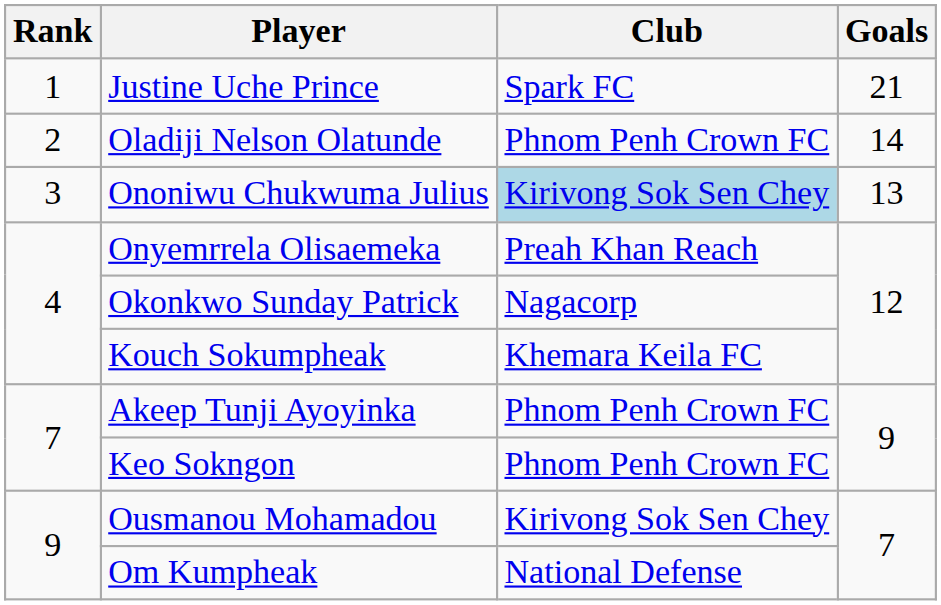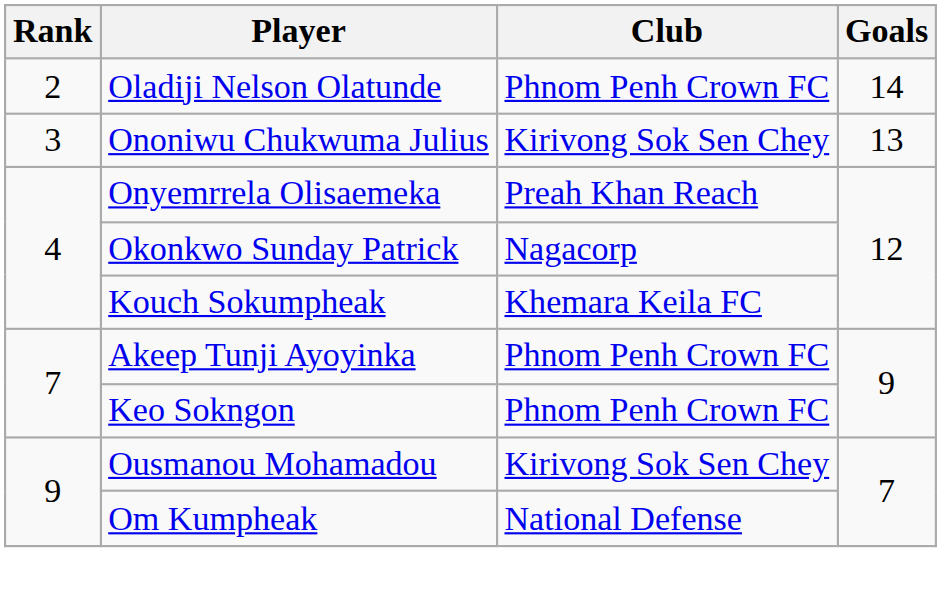- row: (244, 85)
(667, 193) lightblue background -> (667, 139) no background
